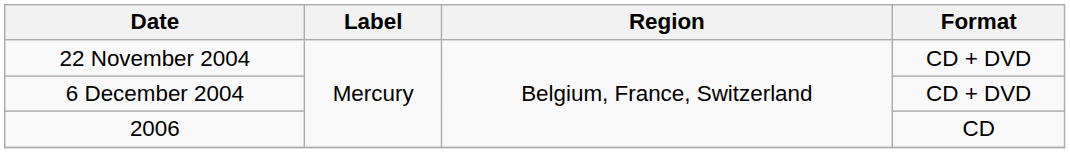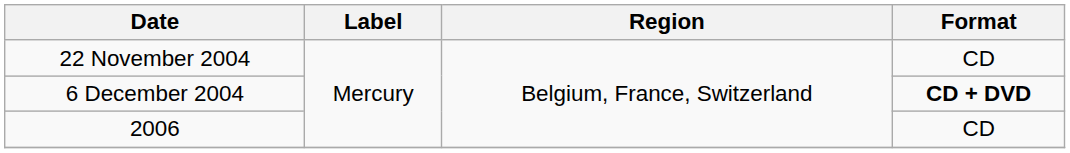(979, 57) CD + DVD -> (979, 57) CD
(979, 93) normal -> (979, 93) bold
